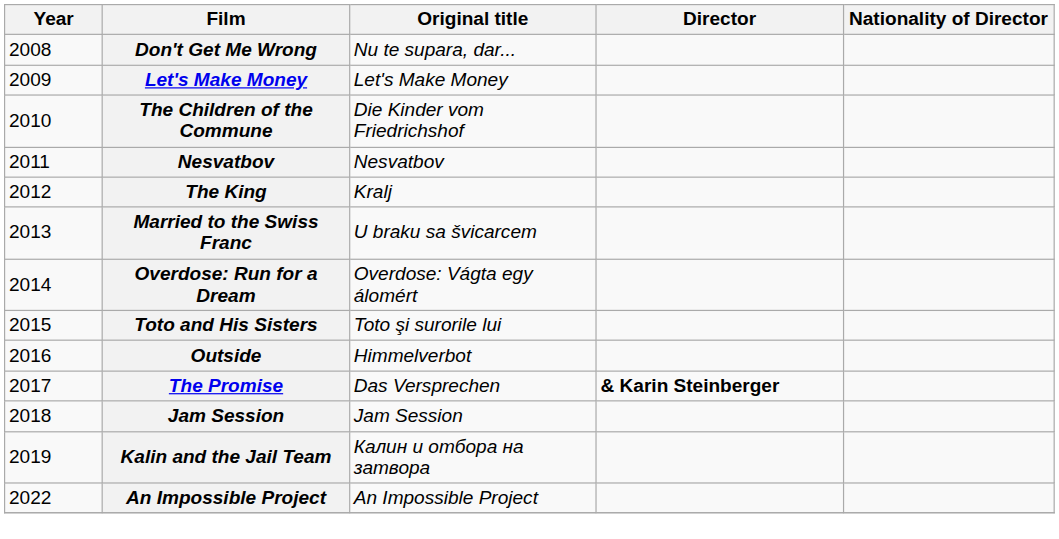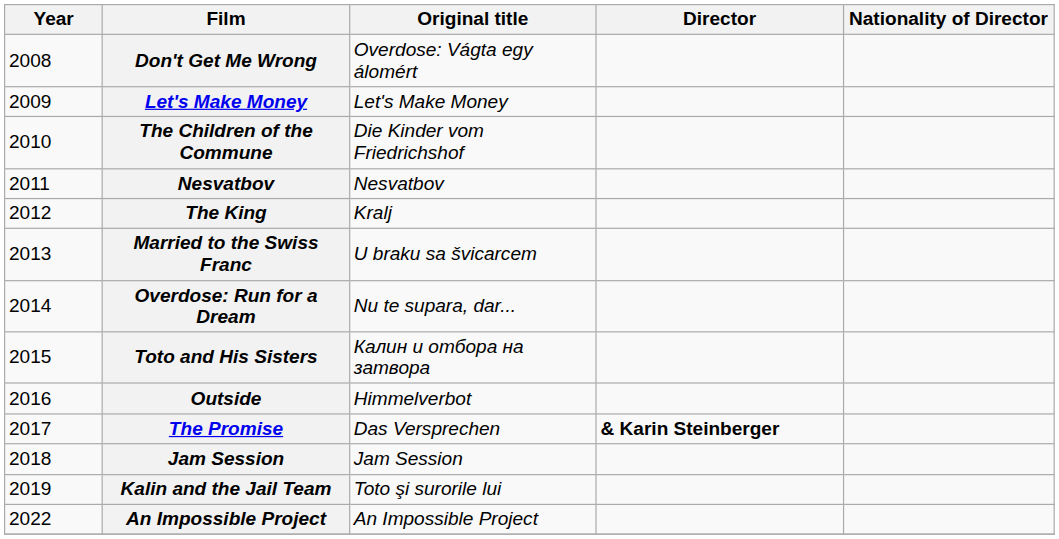(435, 49) Nu te supara, dar... -> (443, 60) Overdose: Vágta egy álomért
(443, 284) Overdose: Vágta egy álomért -> (435, 305) Nu te supara, dar...
(428, 325) Toto şi surorile lui -> (439, 357) Калин и отбора на затвора
(439, 456) Калин и отбора на затвора -> (428, 489) Toto şi surorile lui
